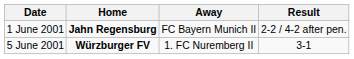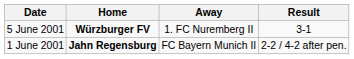rows swapped: (35, 29) <-> (35, 45)
